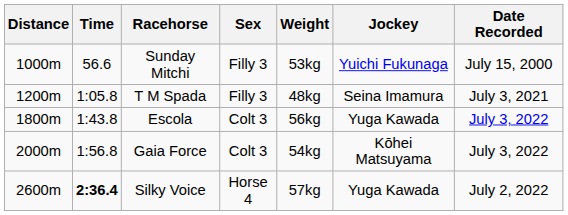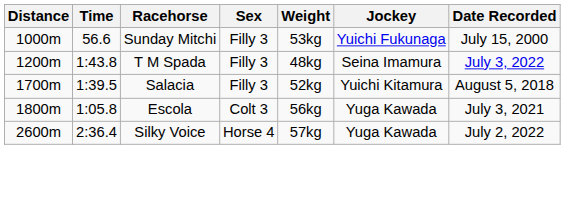(97, 95) 1:05.8 -> (96, 62) 1:43.8
(509, 95) July 3, 2021 -> (504, 62) July 3, 2022
+ row: (170, 86)
(97, 119) 1:43.8 -> (96, 109) 1:05.8
(509, 119) July 3, 2022 -> (504, 109) July 3, 2021
- row: (170, 150)
(97, 190) bold -> (96, 132) normal
